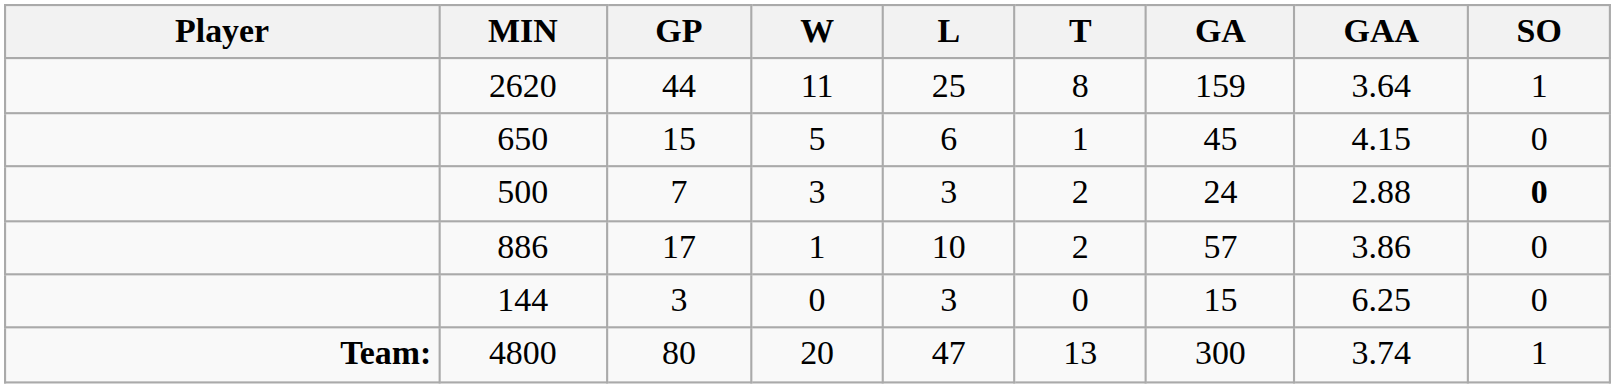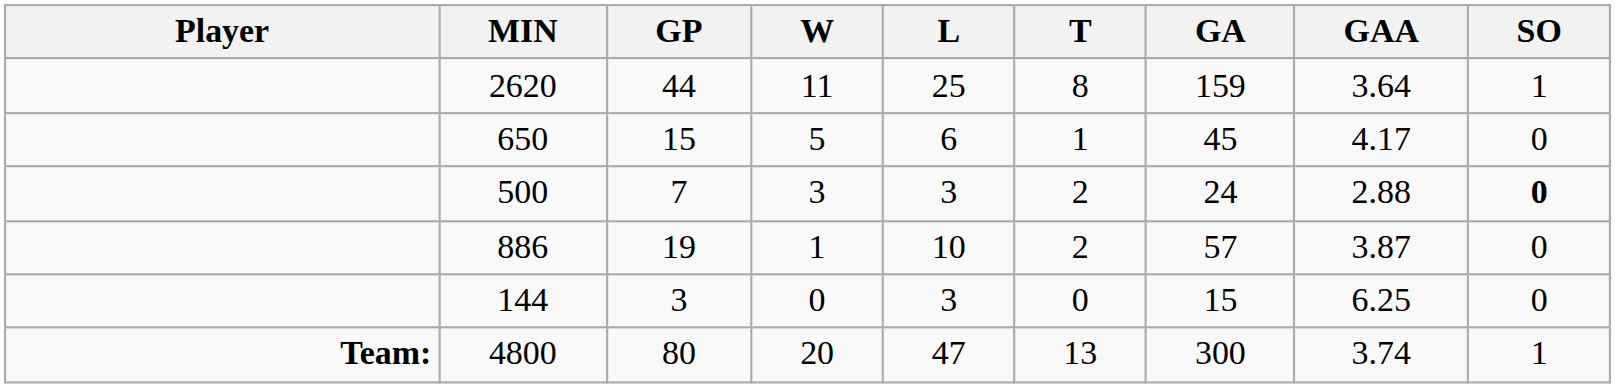(1381, 138) 4.15 -> (1381, 138) 4.17
(679, 246) 17 -> (679, 246) 19
(1381, 246) 3.86 -> (1381, 246) 3.87
